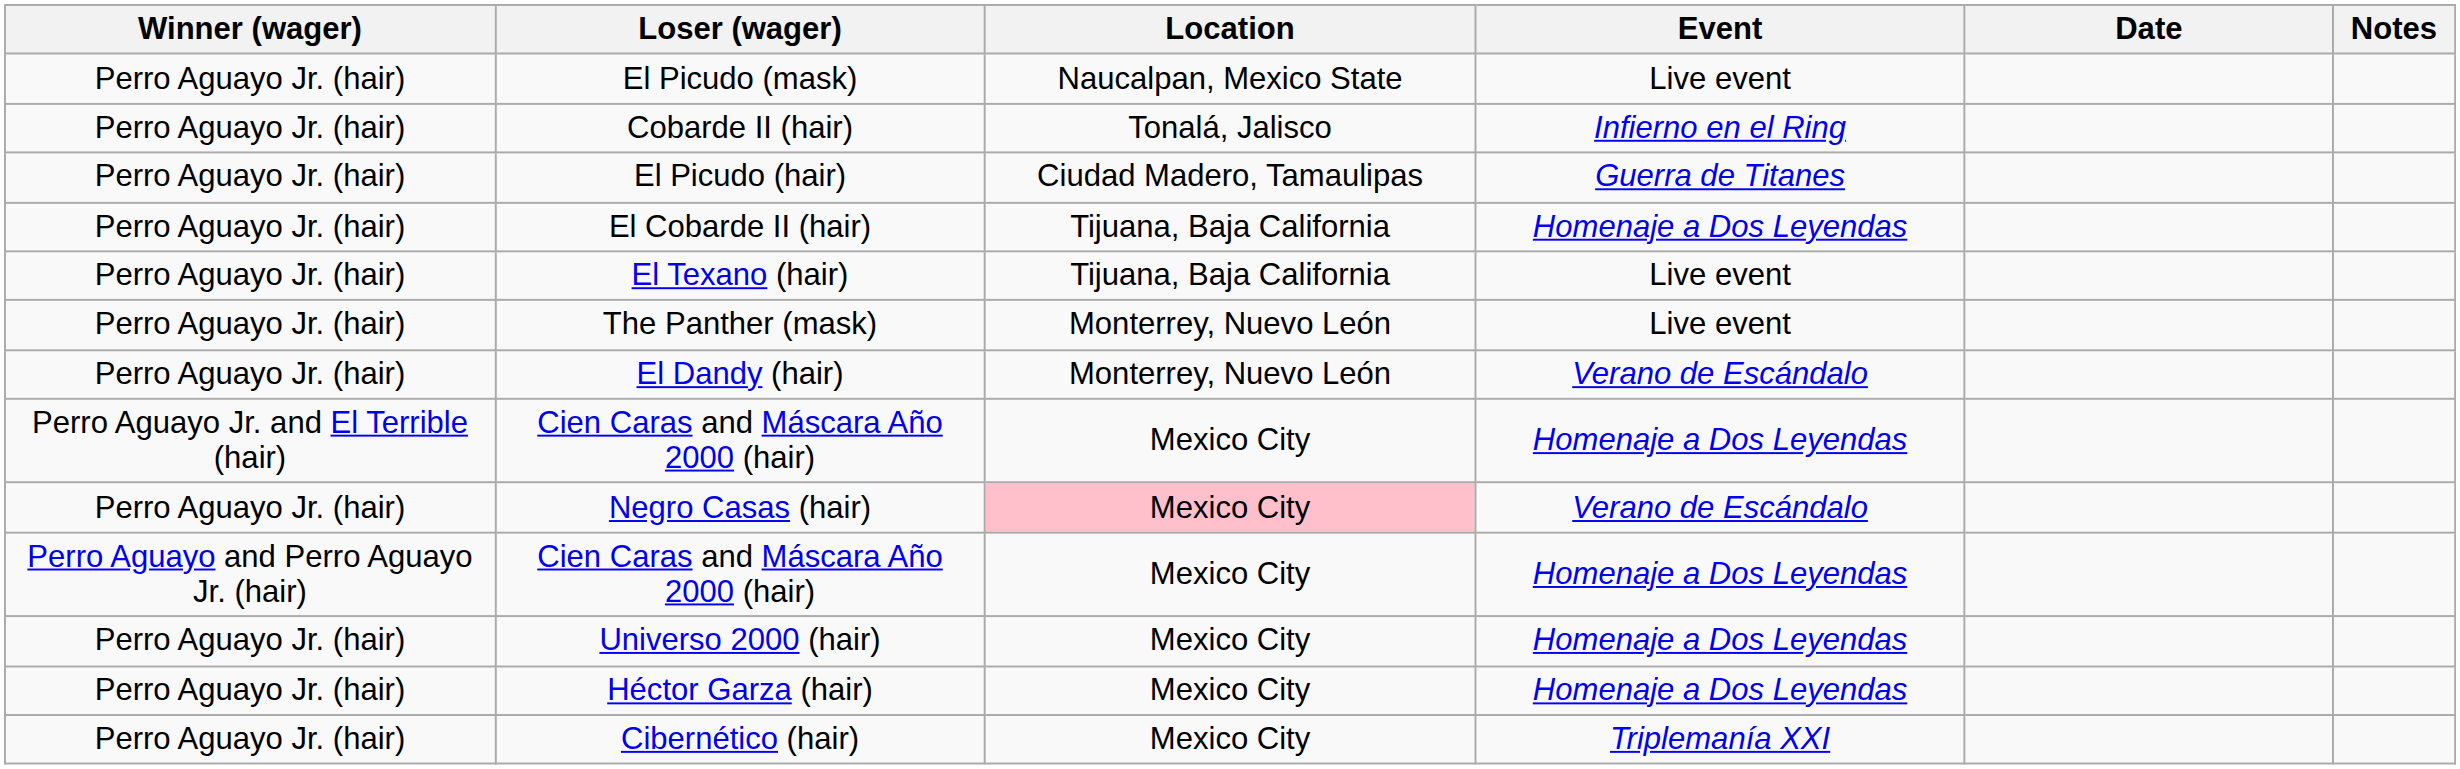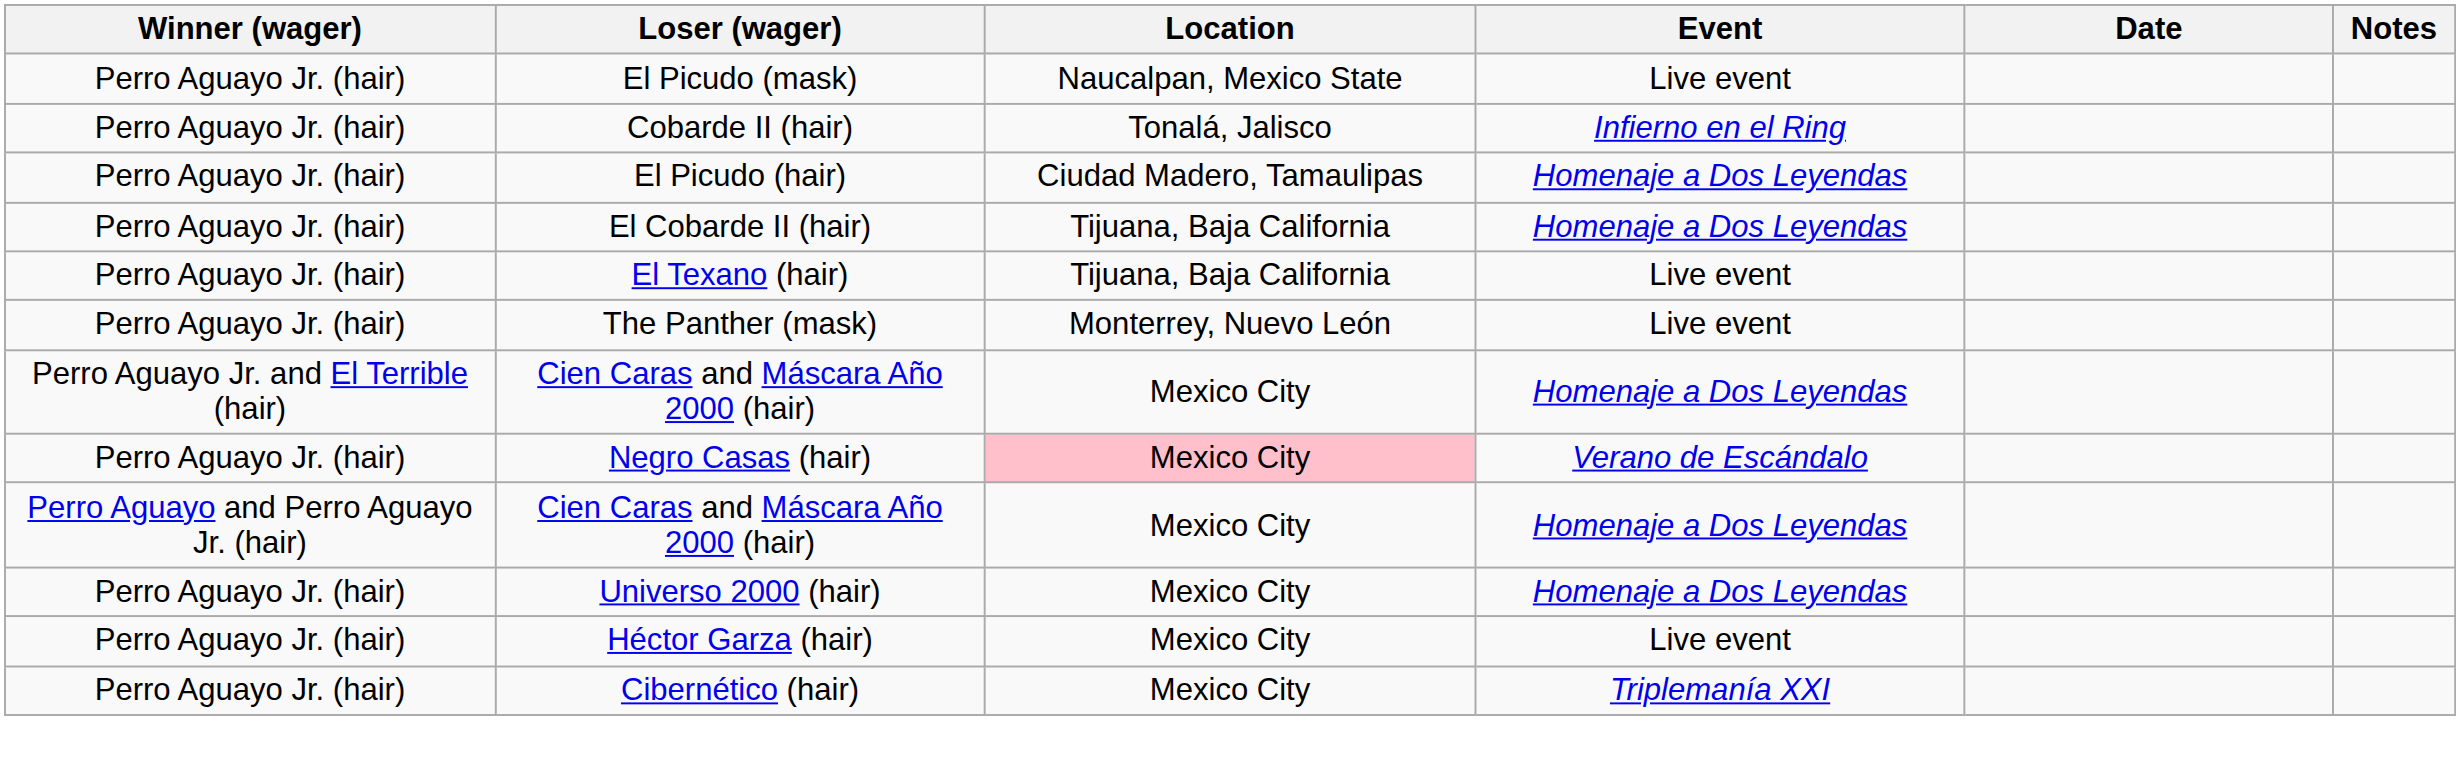(1720, 176) Guerra de Titanes -> (1720, 176) Homenaje a Dos Leyendas
- row: (250, 373)
(1720, 689) Homenaje a Dos Leyendas -> (1720, 640) Live event
